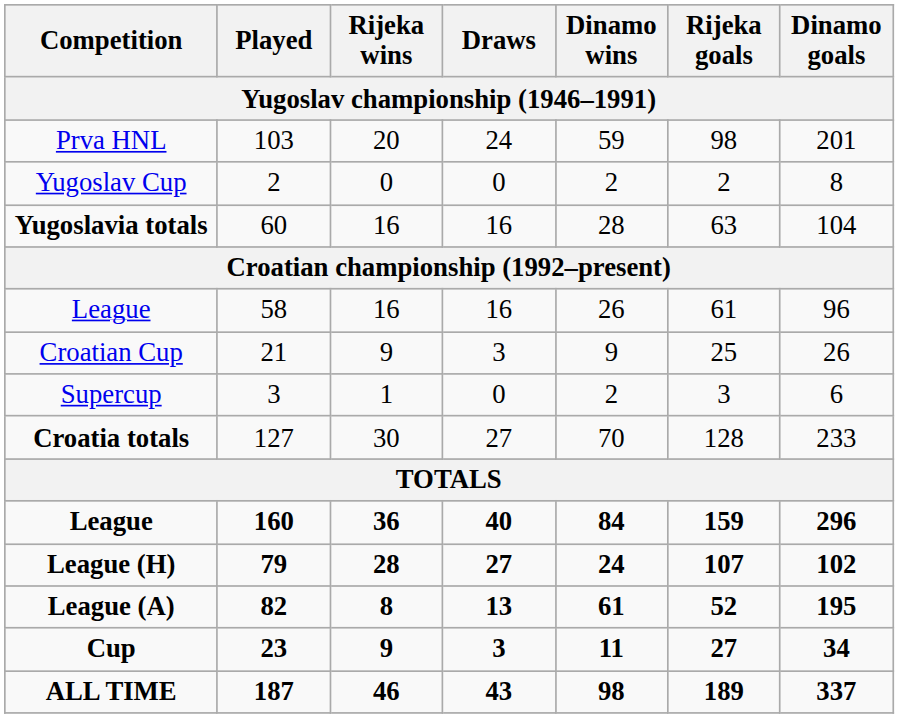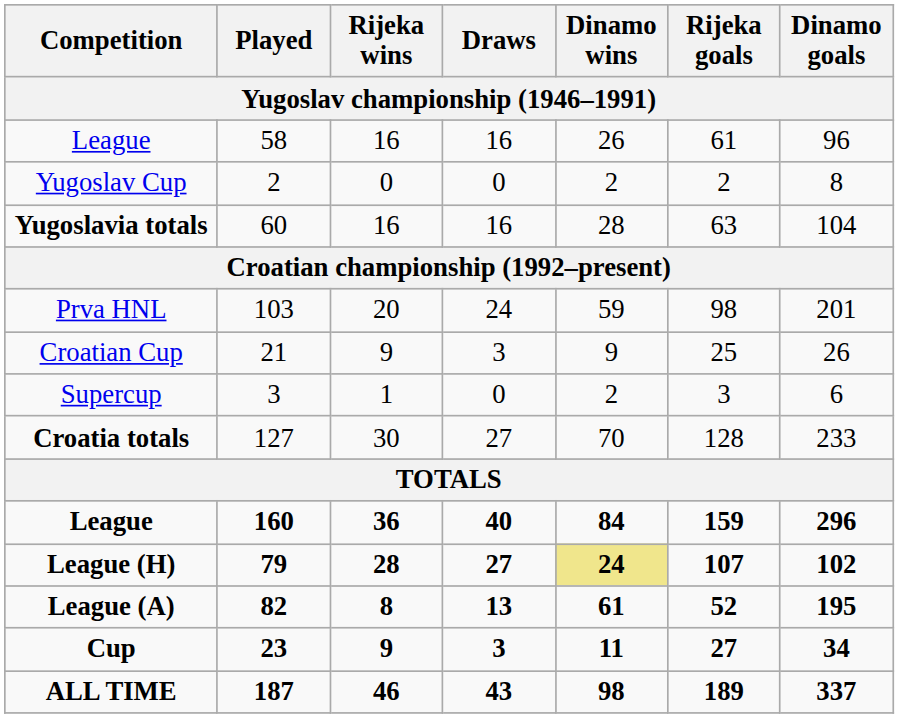rows swapped: (111, 310) <-> (111, 140)
(611, 564) no background -> (611, 564) khaki background
